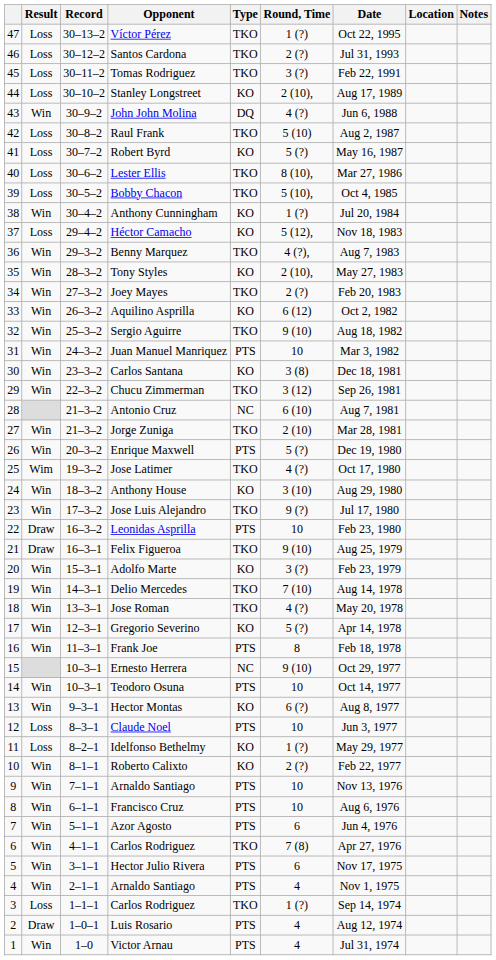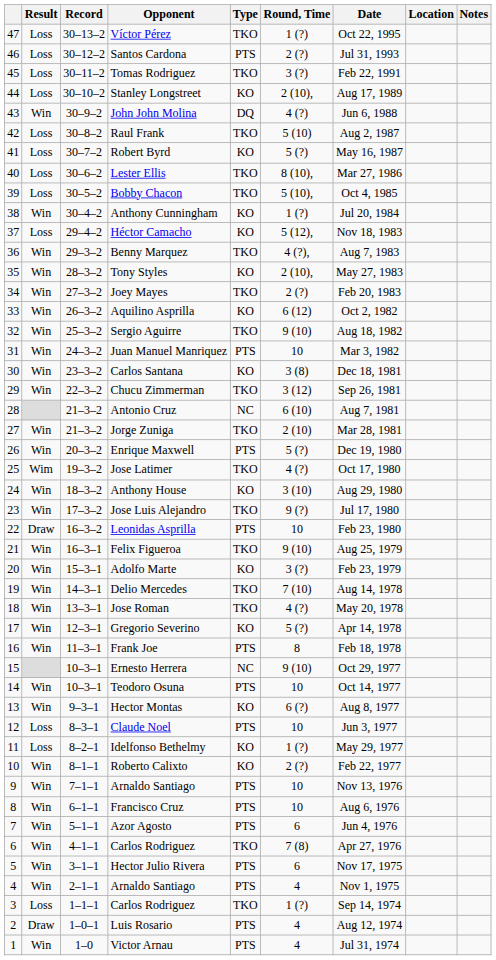(245, 54) TKO -> (245, 54) PTS
(41, 549) Draw -> (41, 549) Win
